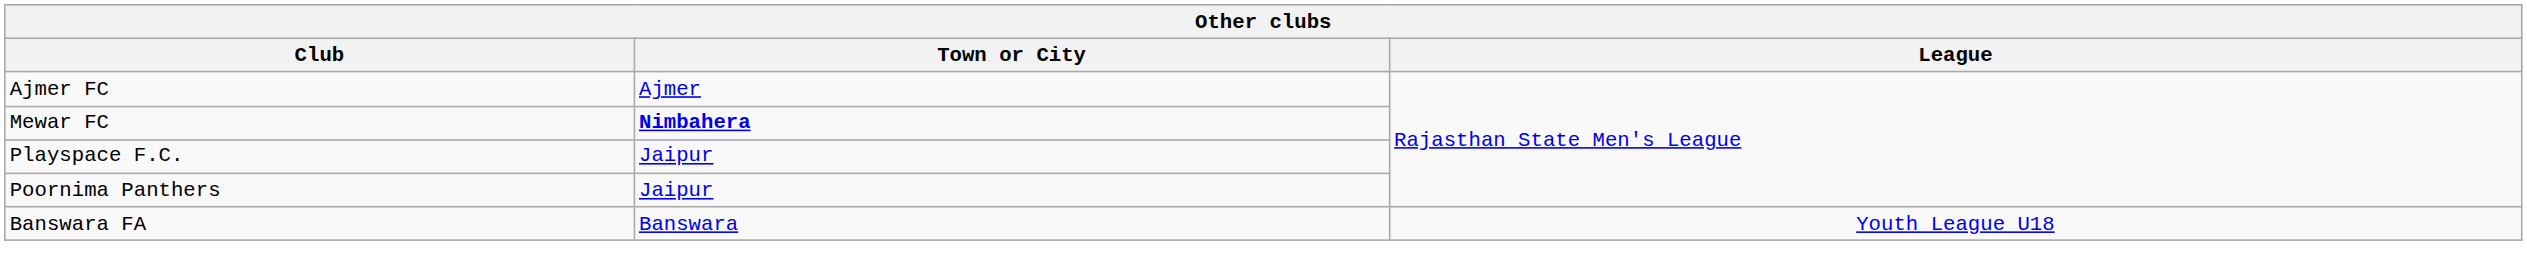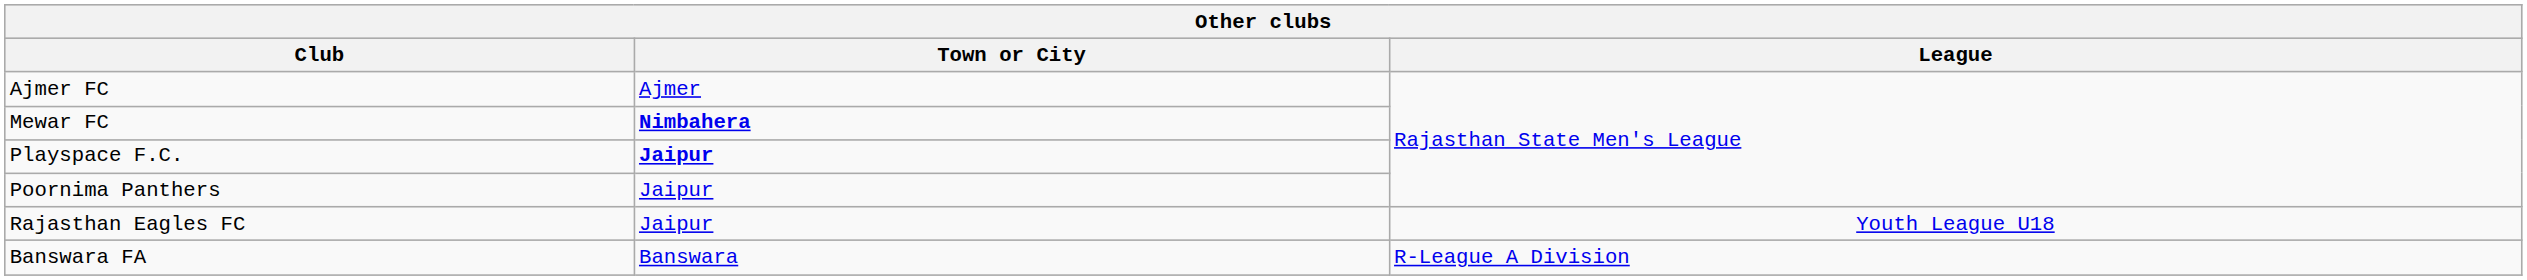(676, 156) normal -> (676, 156) bold
+ row: (128, 224)
(1955, 224) Youth League U18 -> (1512, 257) R-League A Division
